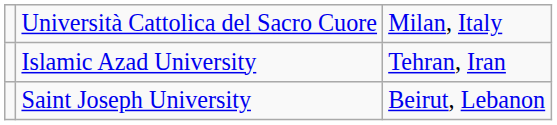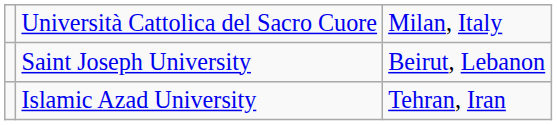rows swapped: (139, 61) <-> (136, 100)
